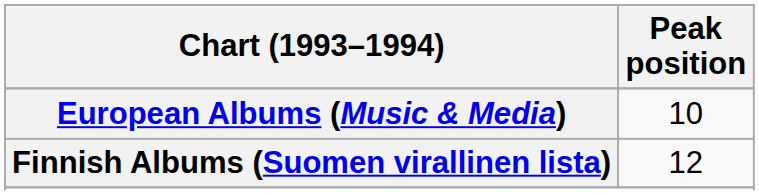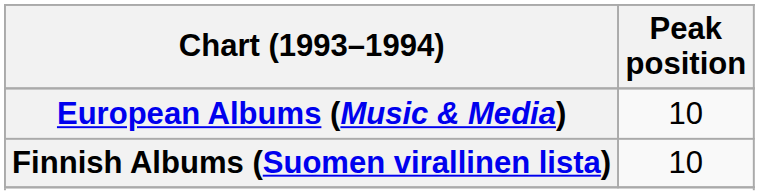(686, 162) 12 -> (686, 162) 10
